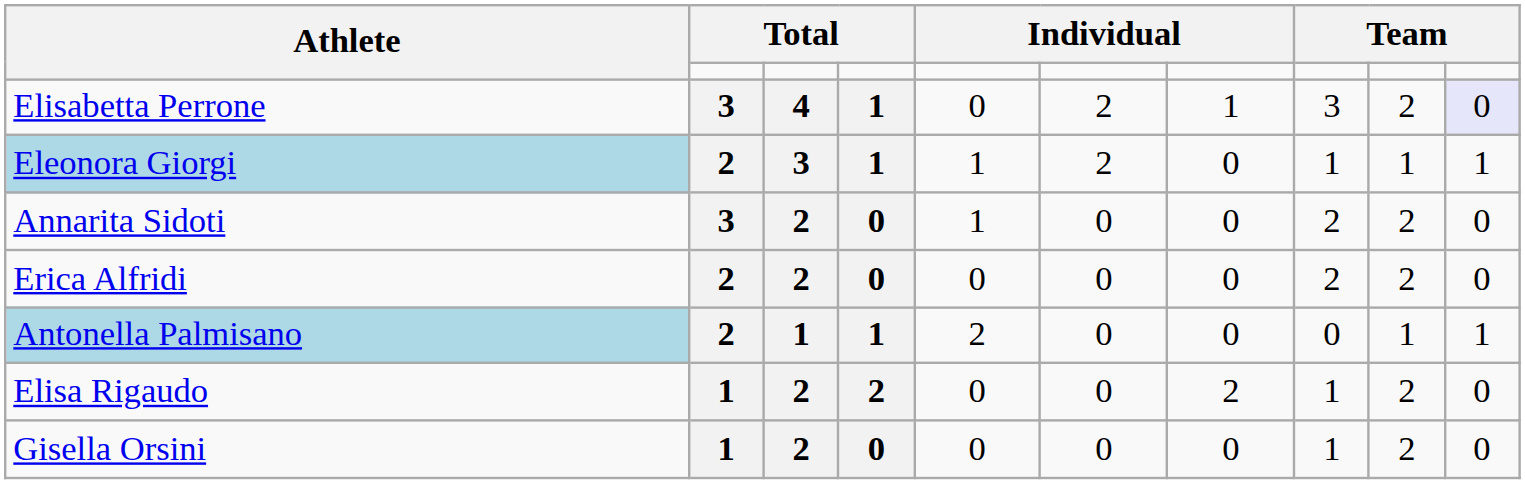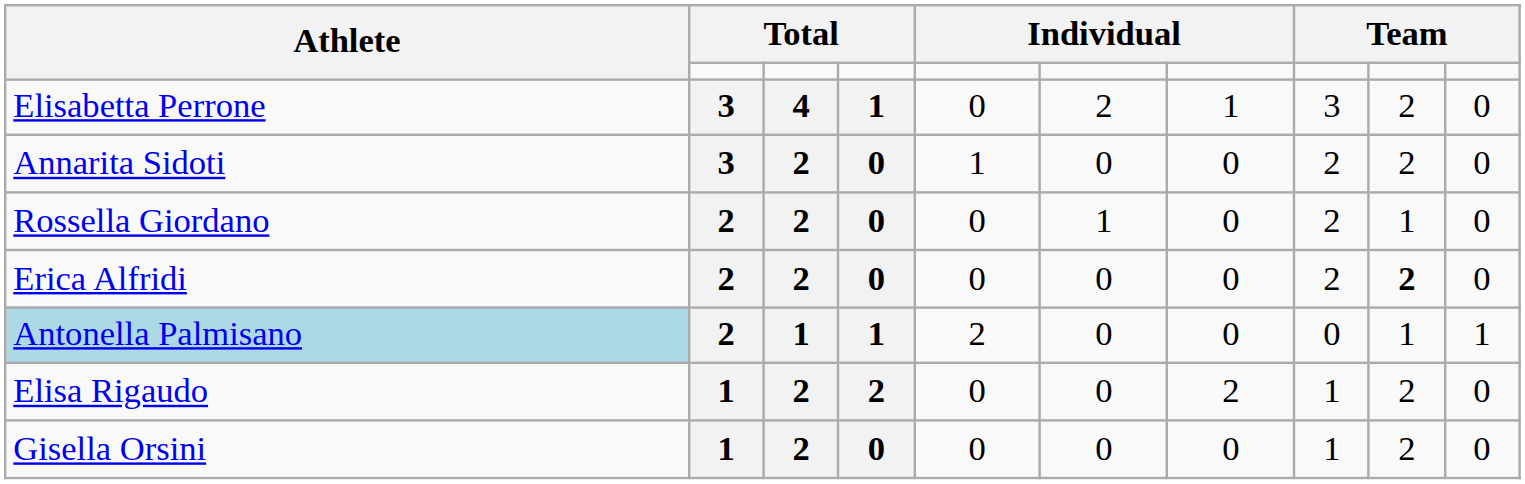(1482, 106) lavender background -> (1482, 106) no background
- row: (125, 163)
+ row: (141, 220)
(1407, 277) normal -> (1407, 277) bold
